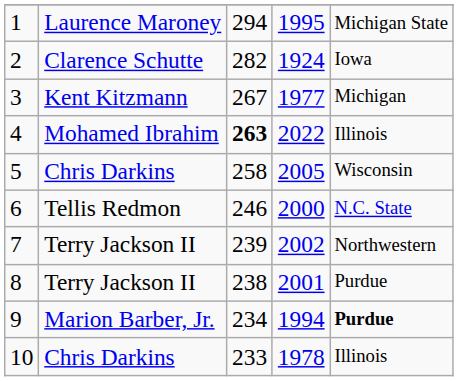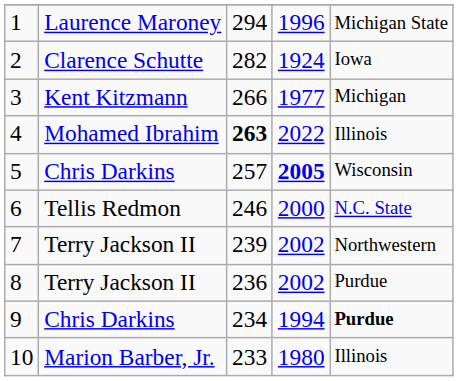(301, 23) 1995 -> (301, 23) 1996
(250, 97) 267 -> (250, 97) 266
(250, 171) 258 -> (250, 171) 257
(301, 171) normal -> (301, 171) bold
(250, 282) 238 -> (250, 282) 236
(301, 282) 2001 -> (301, 282) 2002
(129, 319) Marion Barber, Jr. -> (109, 319) Chris Darkins
(109, 356) Chris Darkins -> (129, 356) Marion Barber, Jr.
(301, 356) 1978 -> (301, 356) 1980
